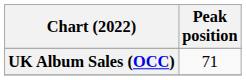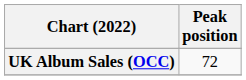(210, 61) 71 -> (210, 61) 72
